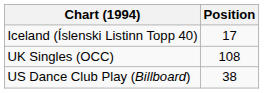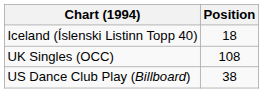(229, 35) 17 -> (229, 35) 18
